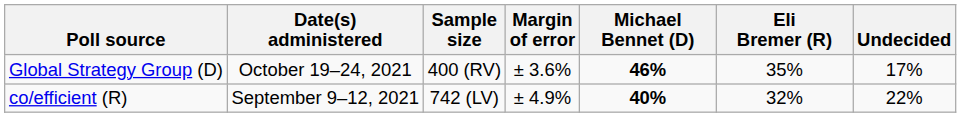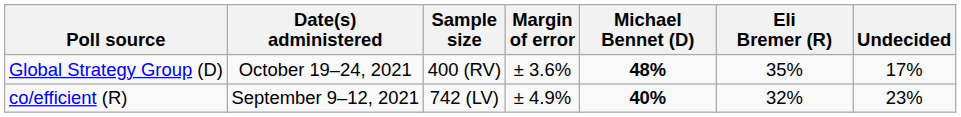(648, 69) 46% -> (648, 69) 48%
(904, 98) 22% -> (904, 98) 23%
